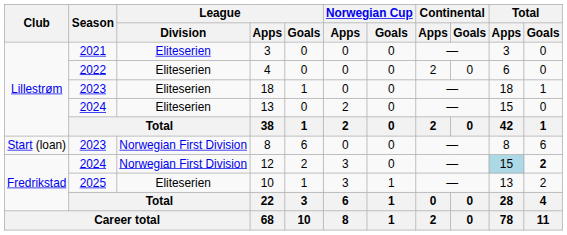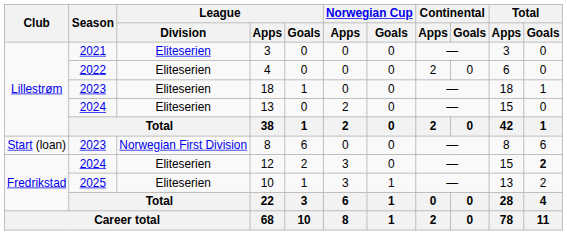(183, 164) Norwegian First Division -> (183, 164) Eliteserien
(506, 164) lightblue background -> (506, 164) no background
